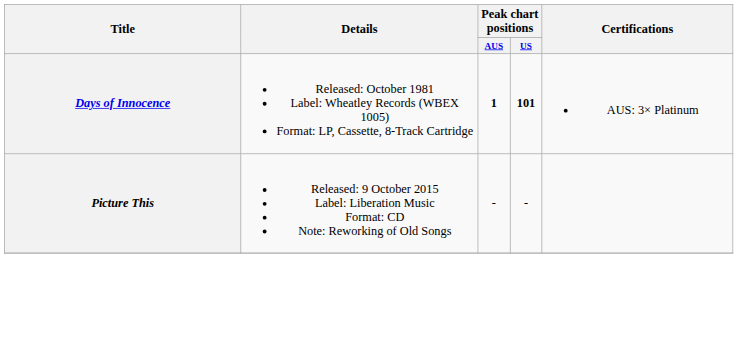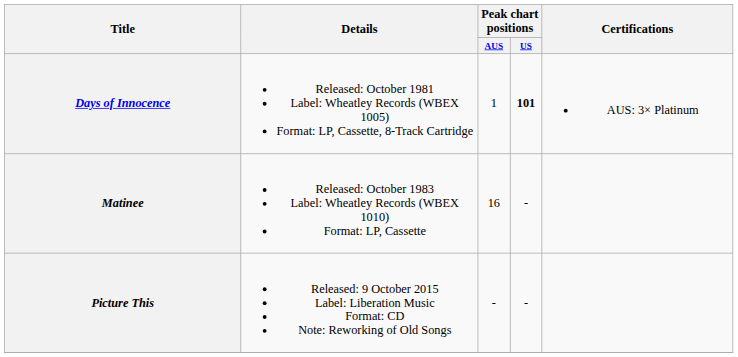(494, 103) bold -> (494, 103) normal
+ row: (123, 203)
